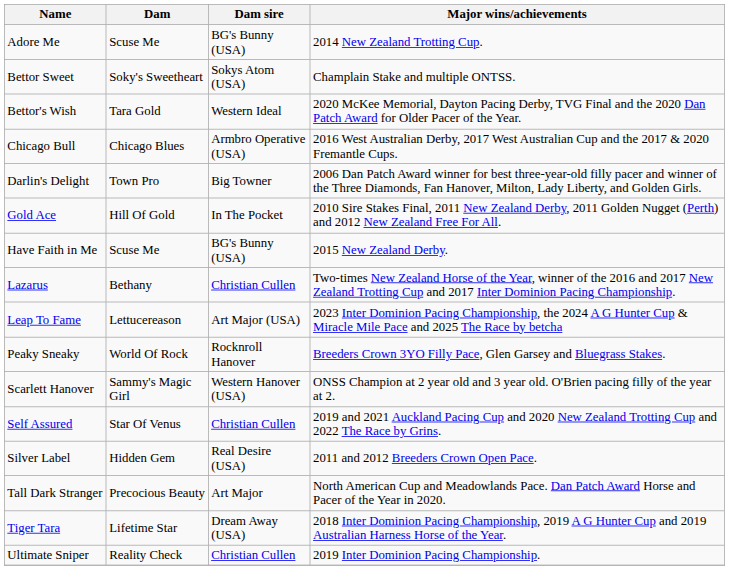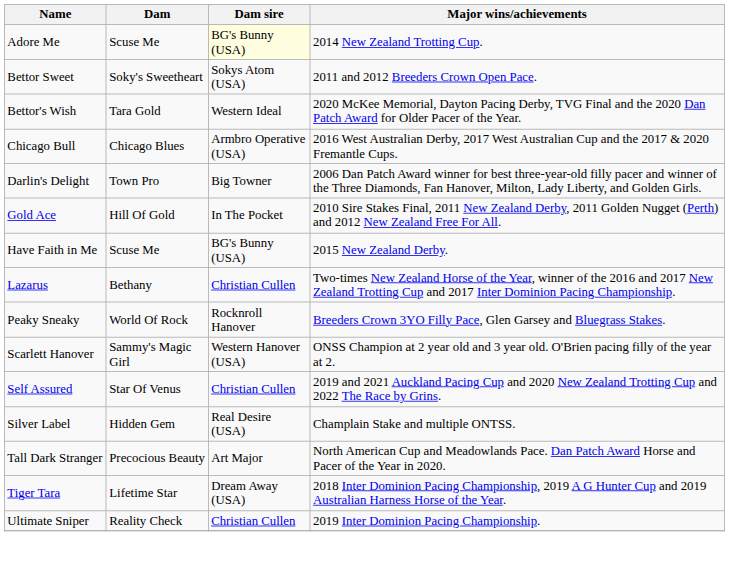(242, 42) no background -> (242, 42) lightyellow background
(414, 76) Champlain Stake and multiple ONTSS. -> (425, 76) 2011 and 2012 Breeders Crown Open Pace.
- row: (44, 319)
(425, 458) 2011 and 2012 Breeders Crown Open Pace. -> (414, 423) Champlain Stake and multiple ONTSS.
